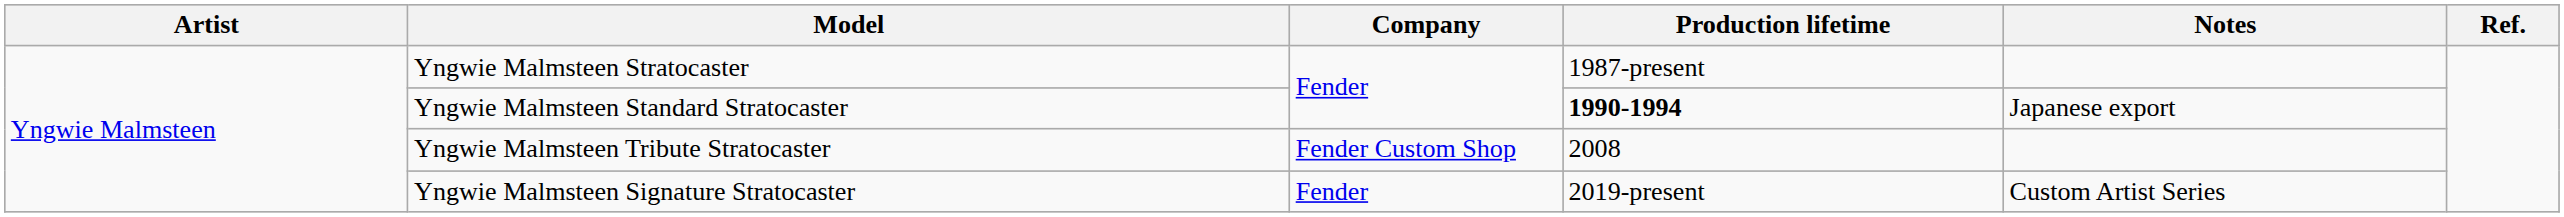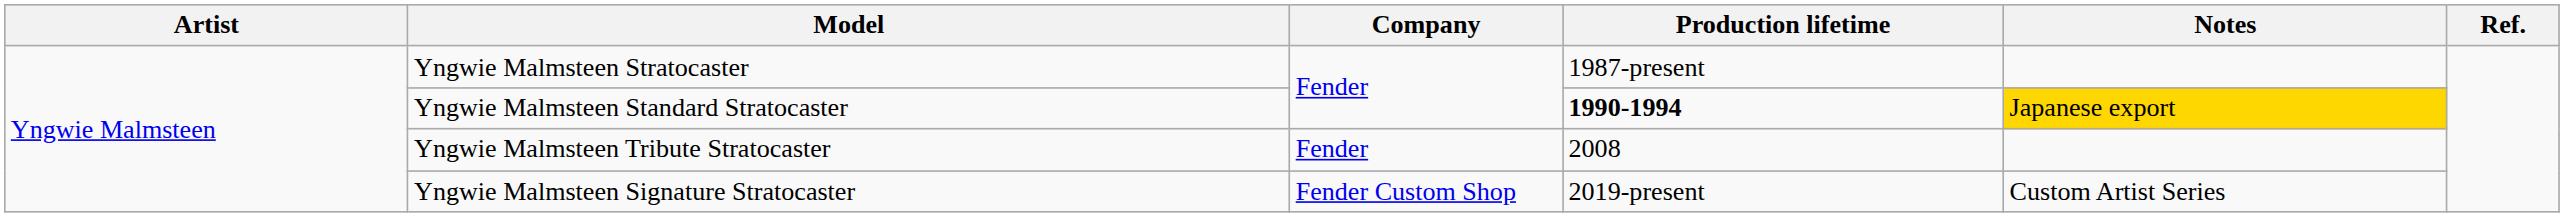(2093, 107) no background -> (2093, 107) gold background
(1406, 149) Fender Custom Shop -> (1332, 149) Fender
(1332, 190) Fender -> (1406, 190) Fender Custom Shop
